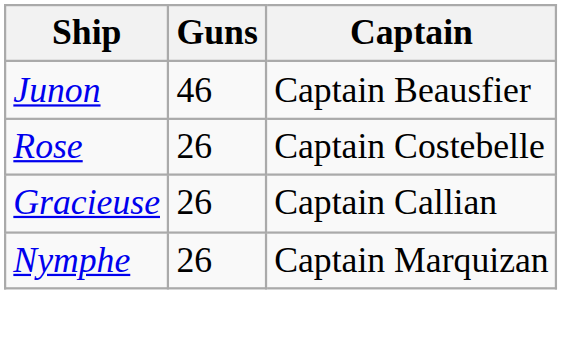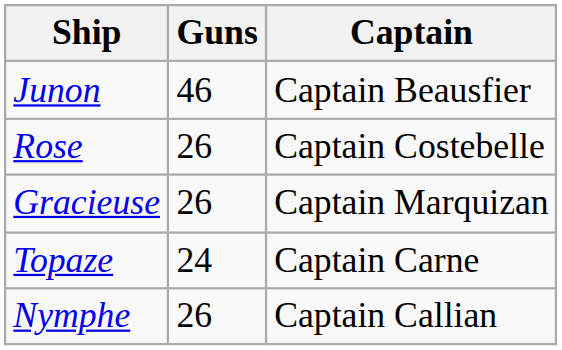(386, 202) Captain Callian -> (411, 202) Captain Marquizan
+ row: (63, 259)
(411, 259) Captain Marquizan -> (386, 315) Captain Callian
